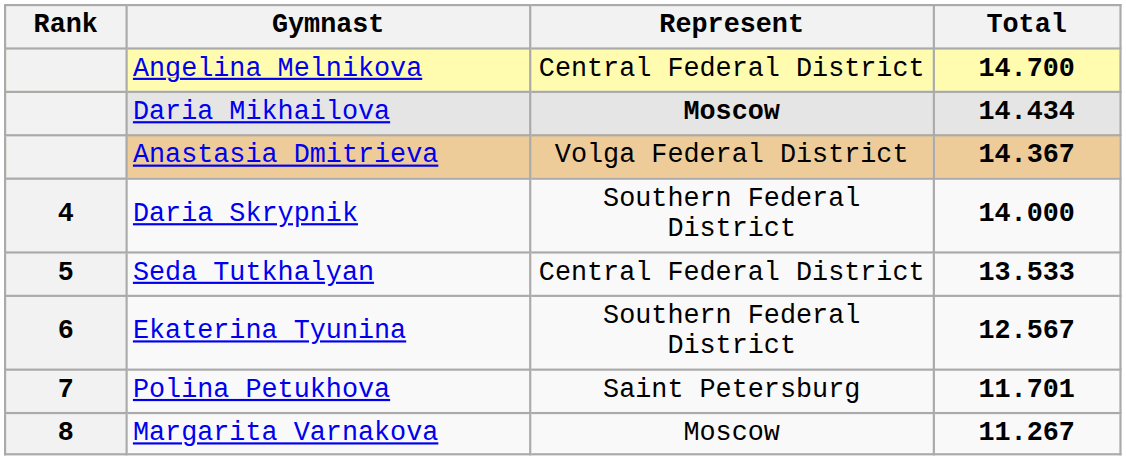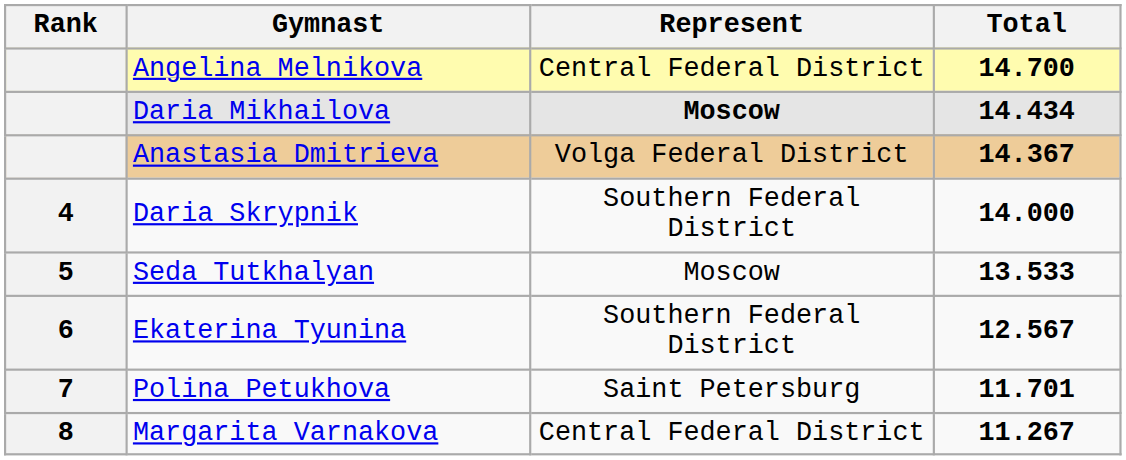(732, 274) Central Federal District -> (732, 274) Moscow
(732, 434) Moscow -> (732, 434) Central Federal District
